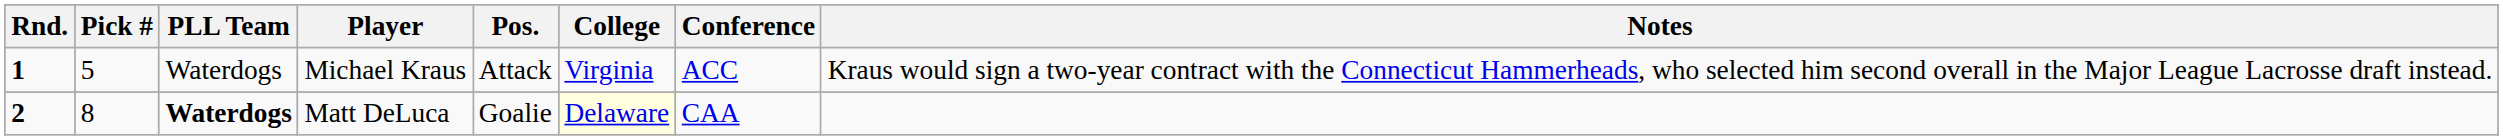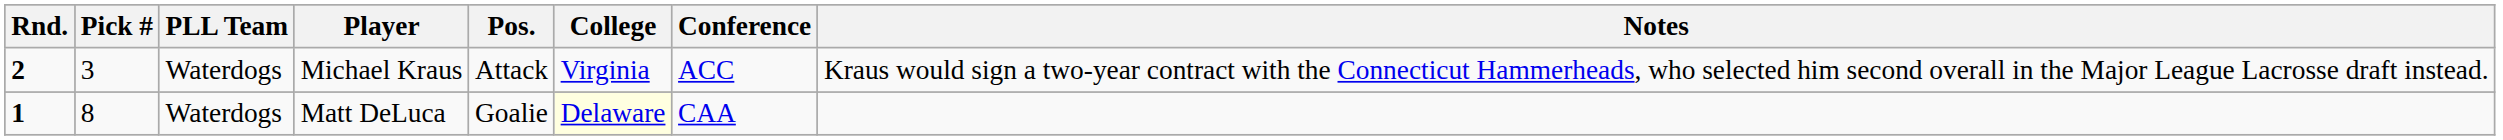(18, 69) 1 -> (18, 69) 2
(88, 69) 5 -> (88, 69) 3
(18, 112) 2 -> (18, 112) 1
(229, 112) bold -> (224, 112) normal
